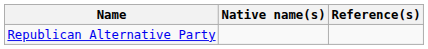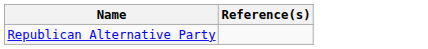- column: (274, 15)
